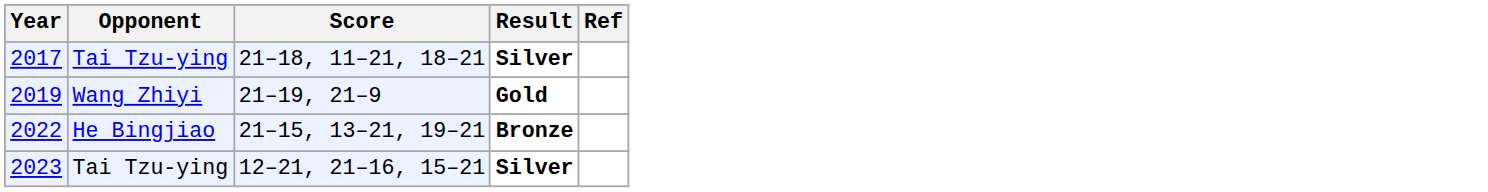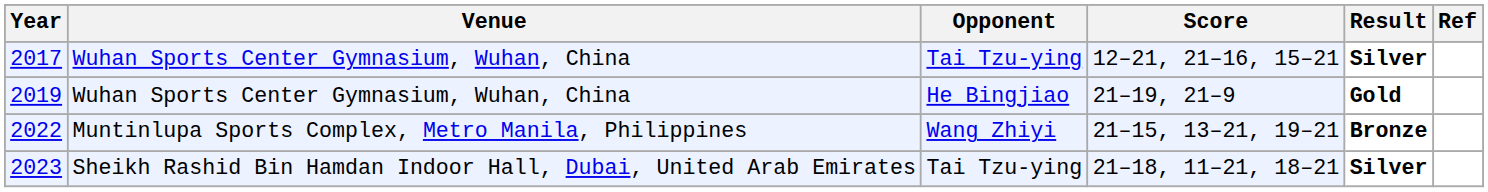+ column: (494, 23)
(362, 59) 21–18, 11–21, 18–21 -> (1216, 59) 12–21, 21–16, 15–21
(137, 96) Wang Zhiyi -> (998, 96) He Bingjiao
(144, 132) He Bingjiao -> (991, 132) Wang Zhiyi
(362, 168) 12–21, 21–16, 15–21 -> (1216, 168) 21–18, 11–21, 18–21
